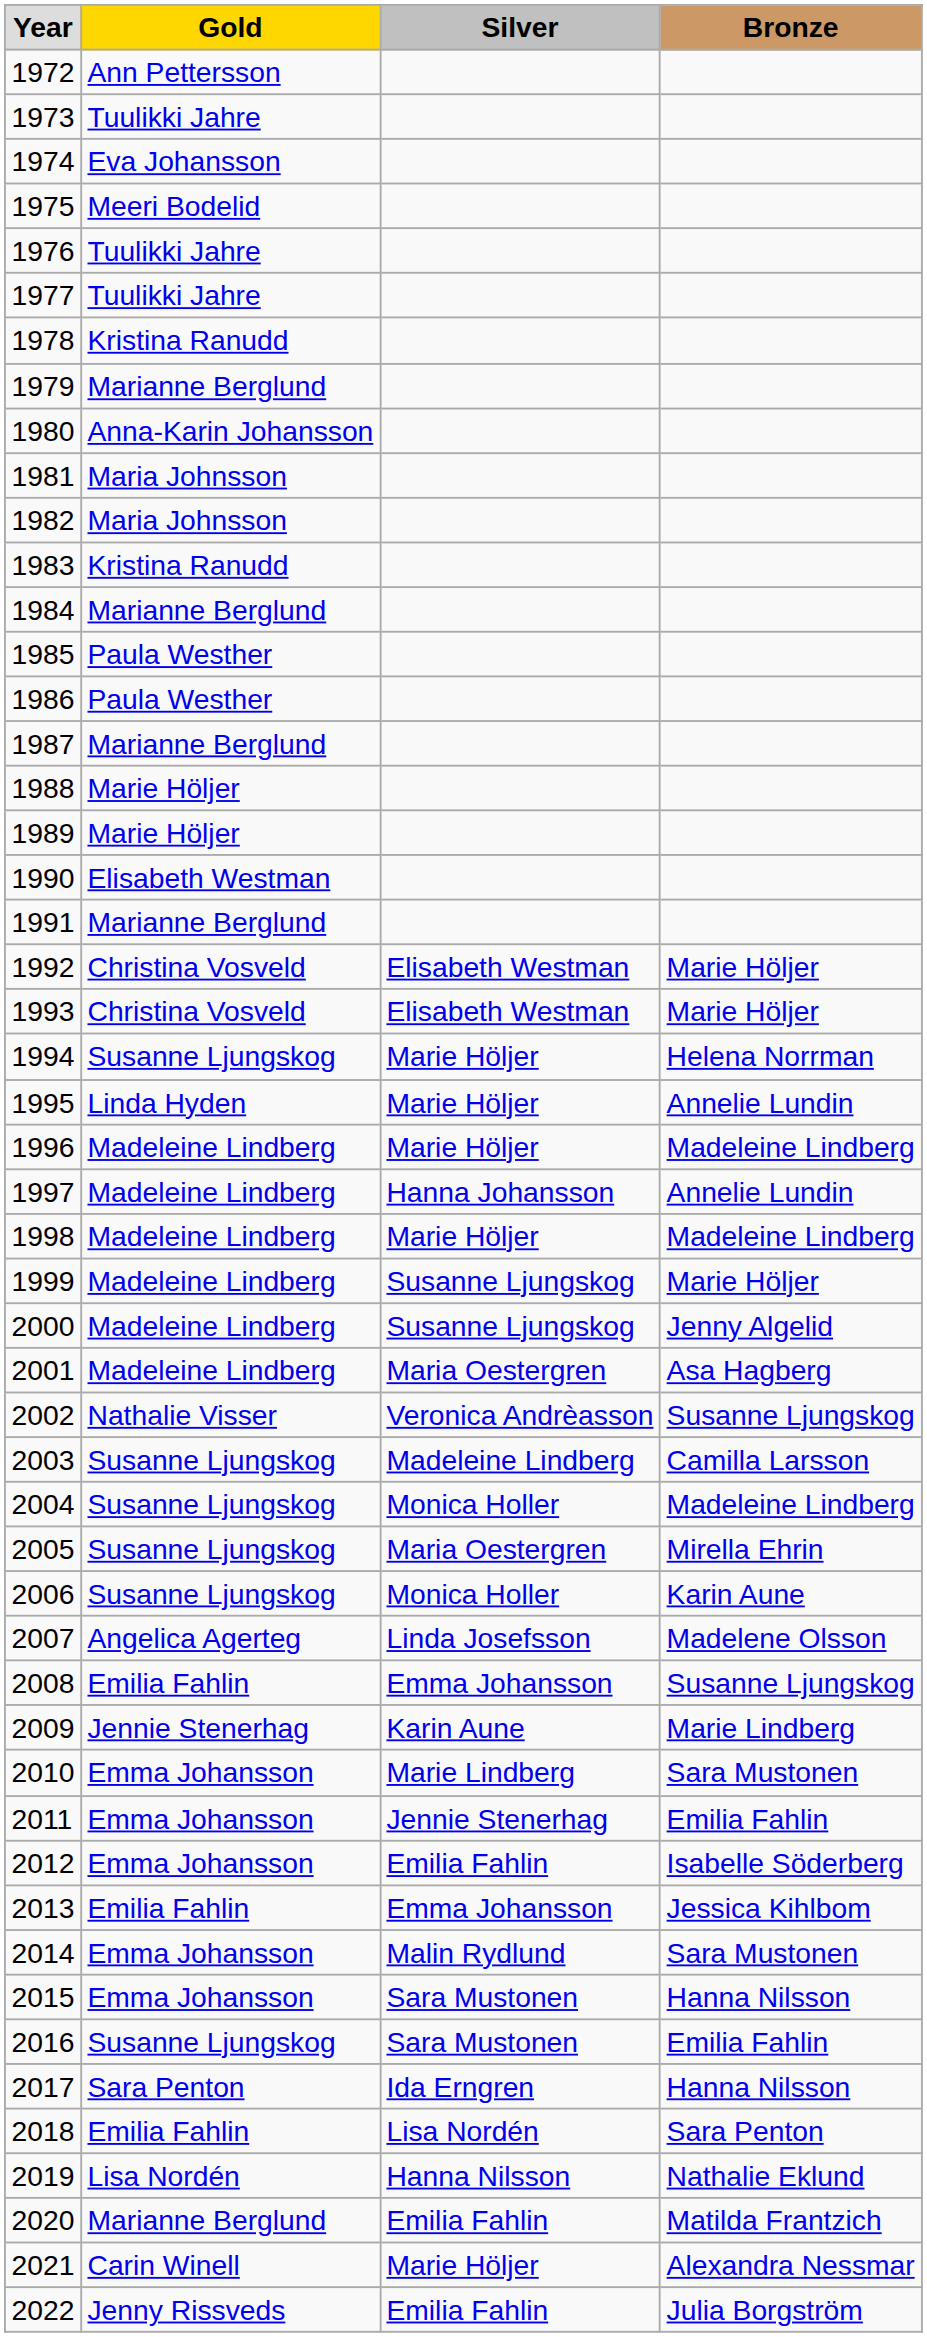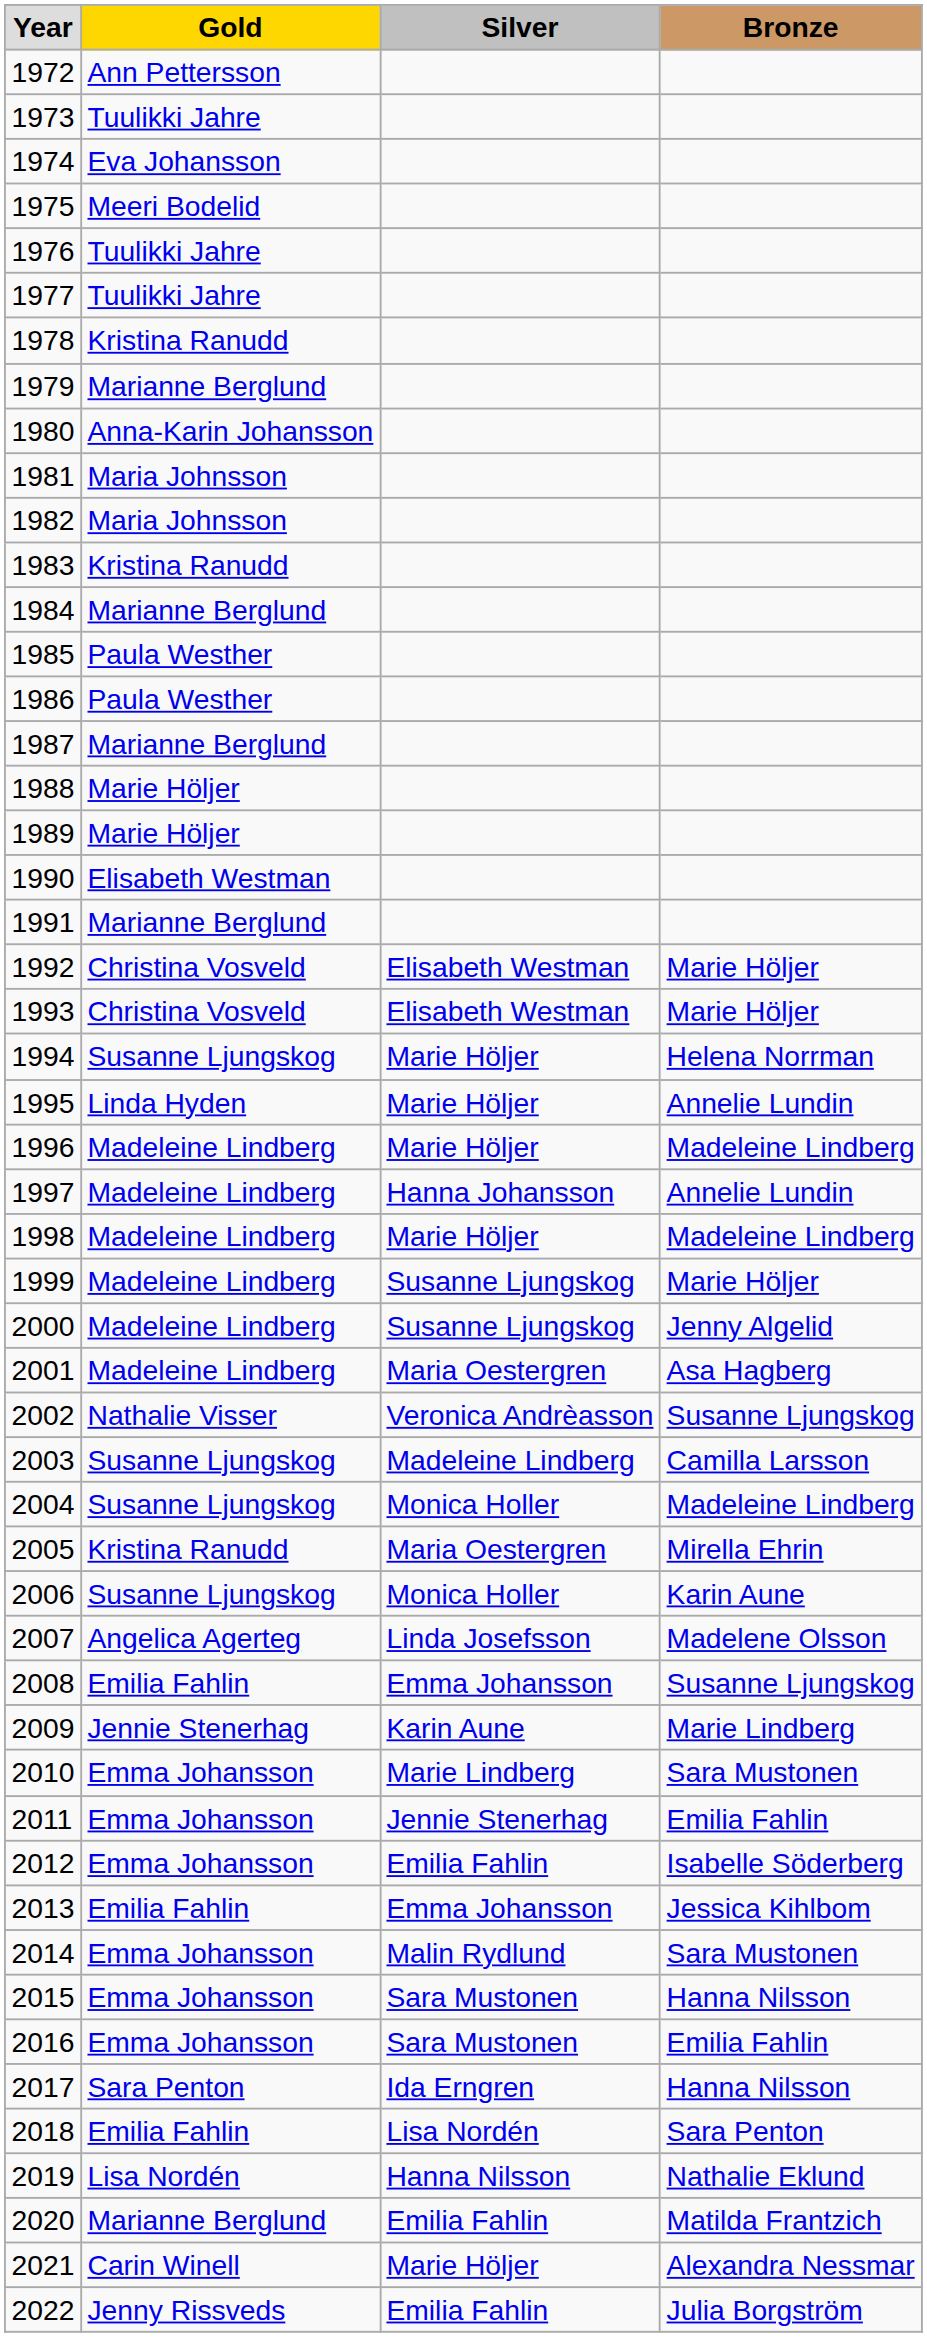(212, 1549) Susanne Ljungskog -> (188, 1549) Kristina Ranudd
(212, 2042) Susanne Ljungskog -> (201, 2042) Emma Johansson
